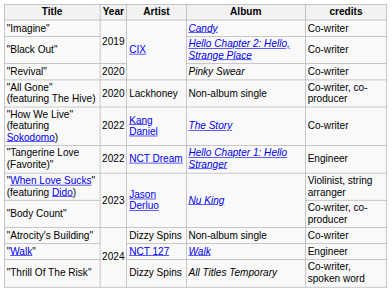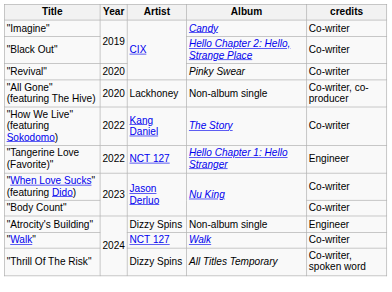(156, 159) NCT Dream -> (150, 159) NCT 127
(340, 186) Violinist, string arranger -> (329, 186) Co-writer
(338, 214) Co-writer, co-producer -> (329, 208) Co-writer
(328, 235) Co-writer -> (329, 224) Engineer
(328, 251) Engineer -> (329, 240) Co-writer
